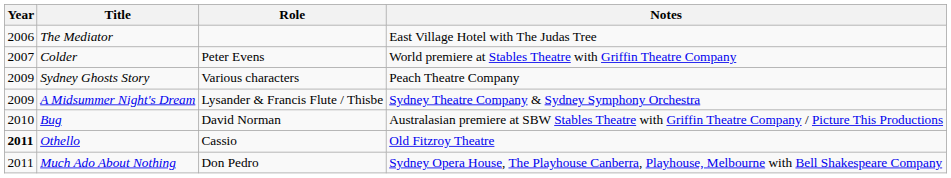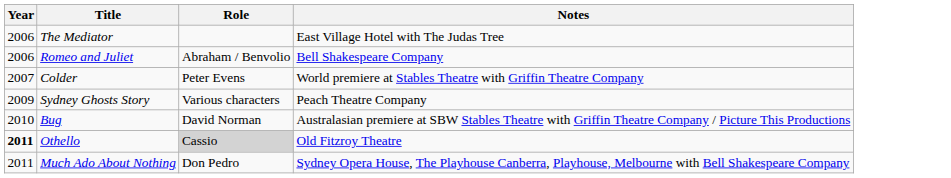+ row: (87, 57)
- row: (118, 99)
(219, 141) no background -> (200, 141) lightgrey background
